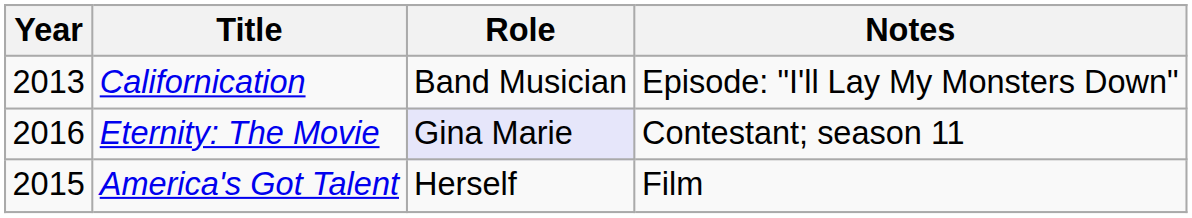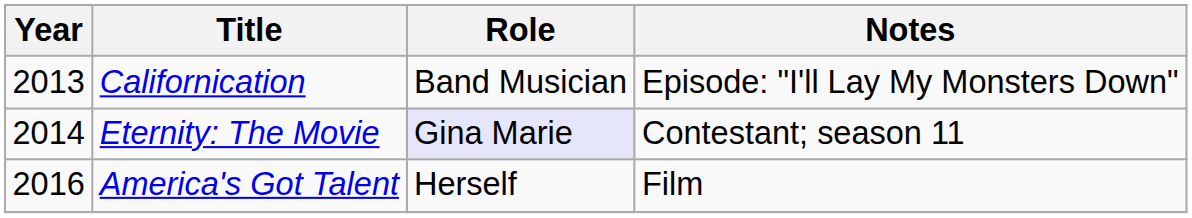(49, 133) 2016 -> (49, 133) 2014
(49, 184) 2015 -> (49, 184) 2016
